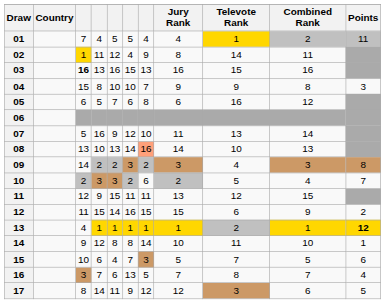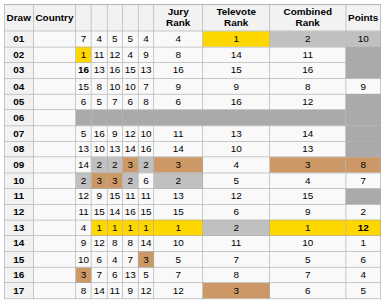(363, 39) 11 -> (363, 39) 10
(363, 86) 3 -> (363, 86) 9
(146, 149) lightsalmon background -> (146, 149) no background
